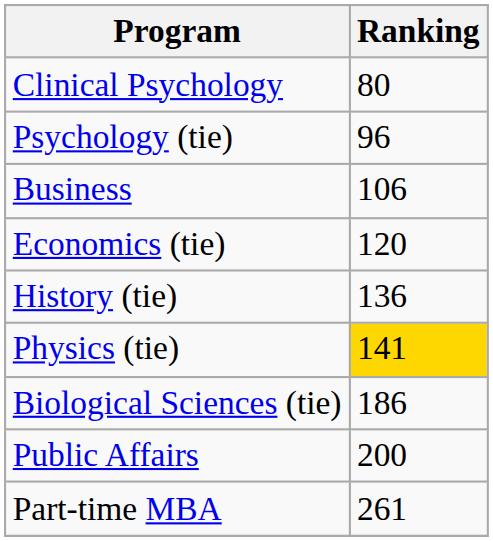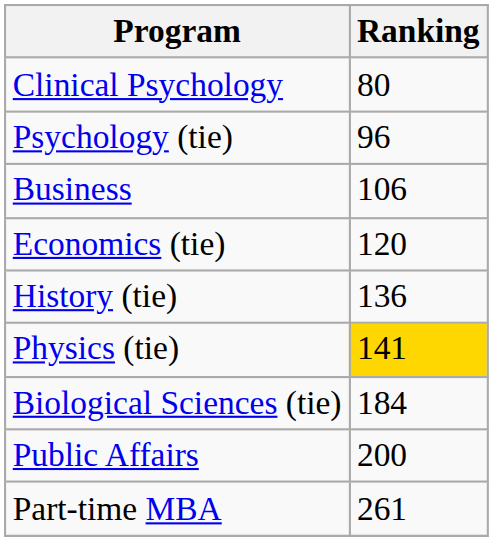(382, 402) 186 -> (382, 402) 184
